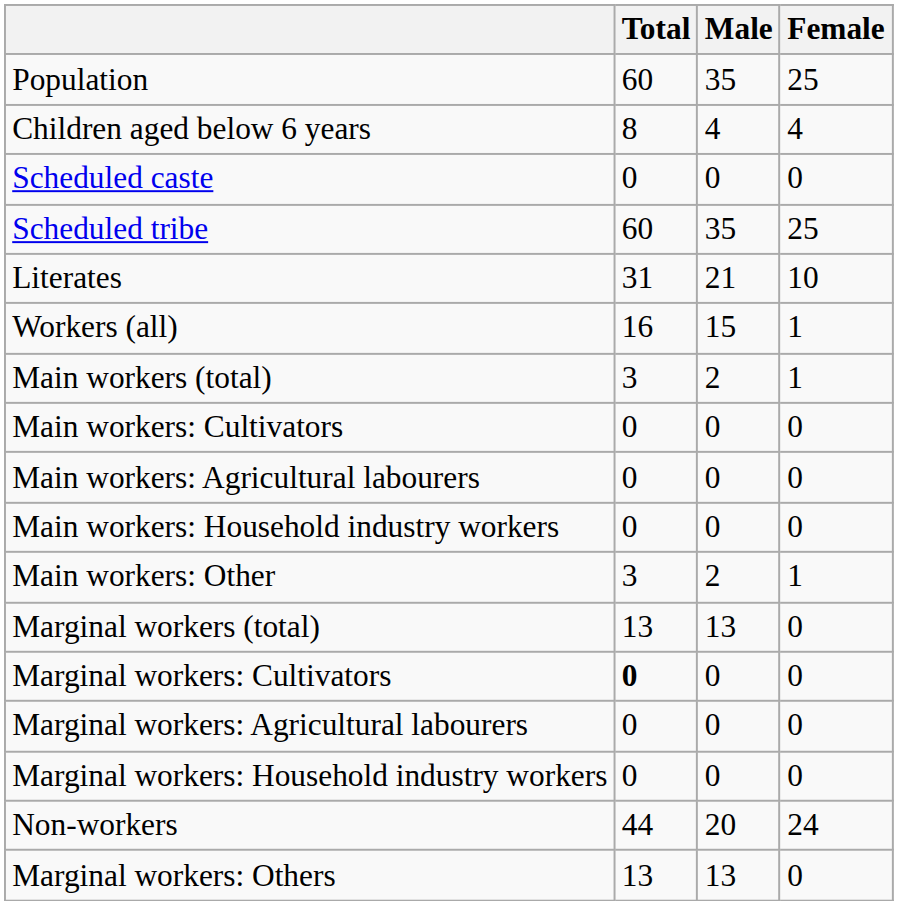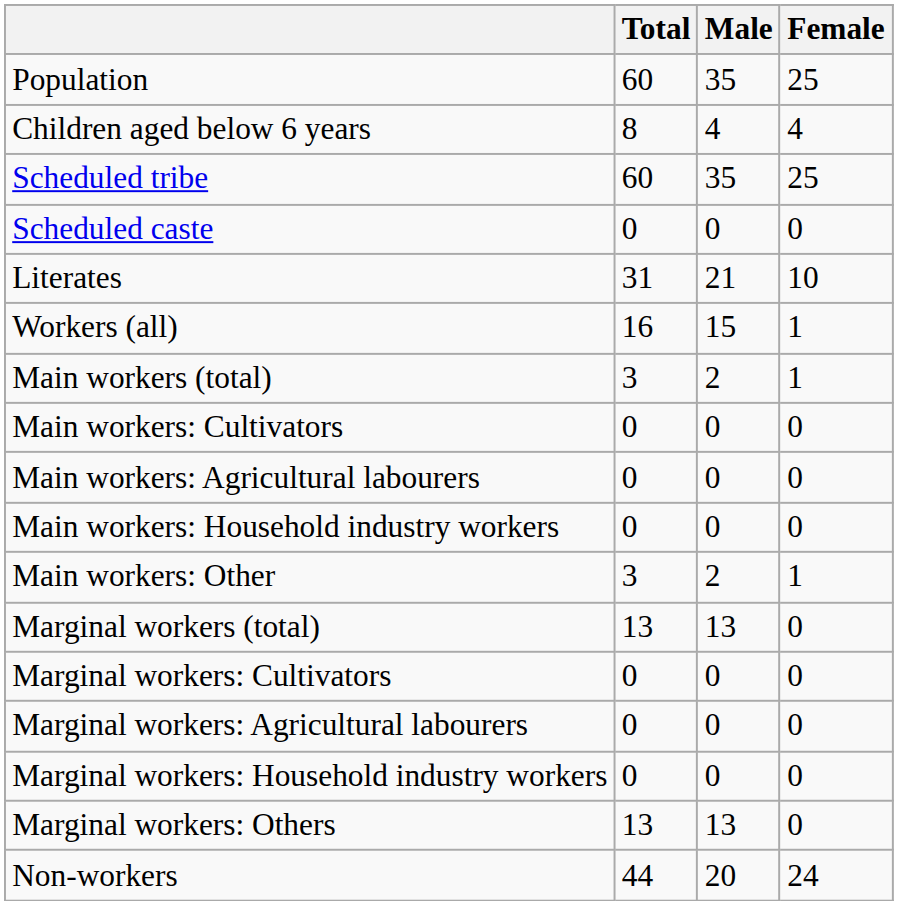rows swapped: (113, 178) <-> (110, 228)
(630, 675) bold -> (630, 675) normal
rows swapped: (174, 874) <-> (95, 825)
